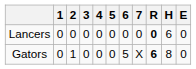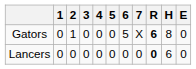rows swapped: (29, 34) <-> (29, 54)
